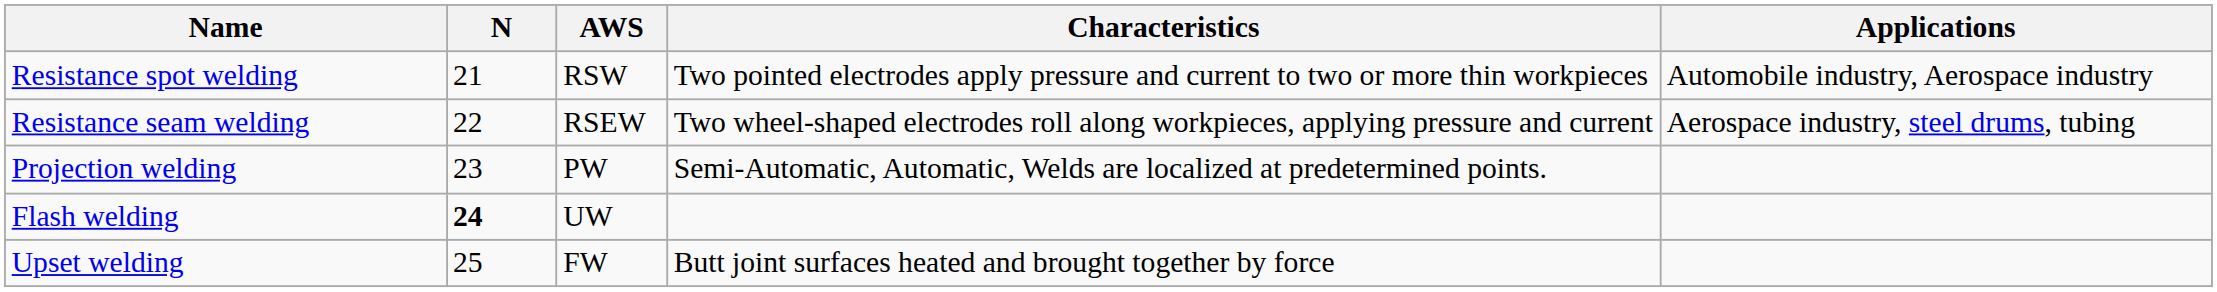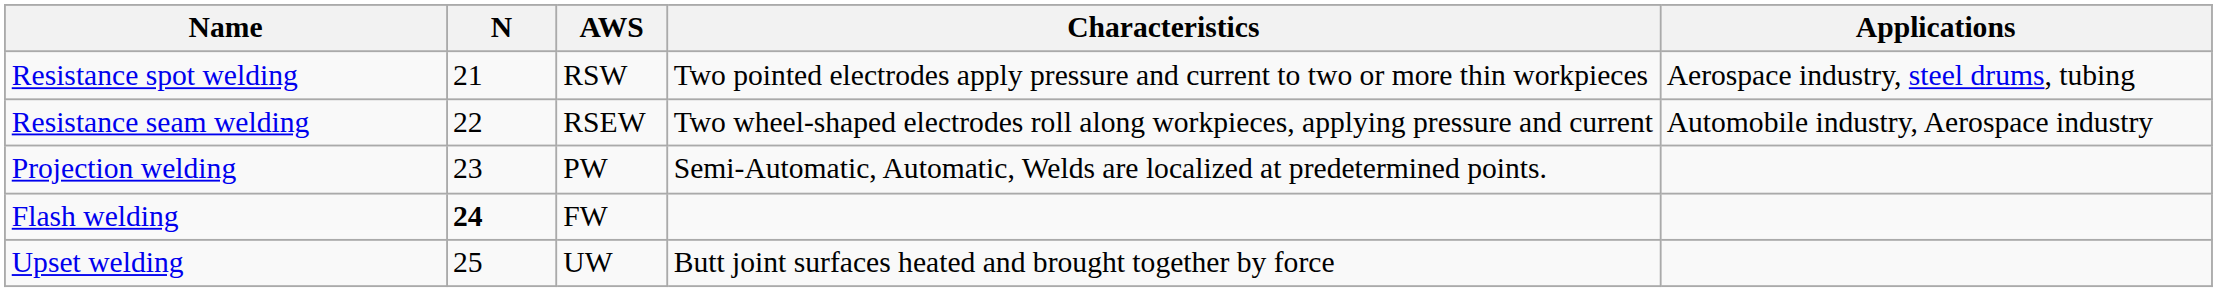(1910, 74) Automobile industry, Aerospace industry -> (1901, 74) Aerospace industry, steel drums, tubing
(1901, 121) Aerospace industry, steel drums, tubing -> (1910, 121) Automobile industry, Aerospace industry
(588, 215) UW -> (586, 215) FW
(586, 262) FW -> (588, 262) UW
